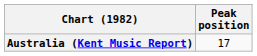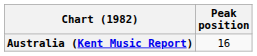(224, 43) 17 -> (224, 43) 16
